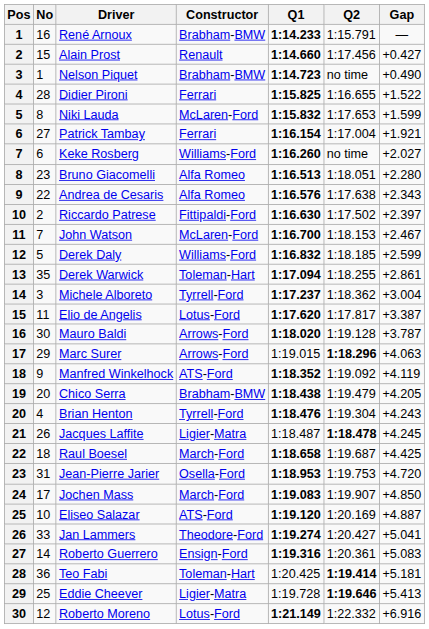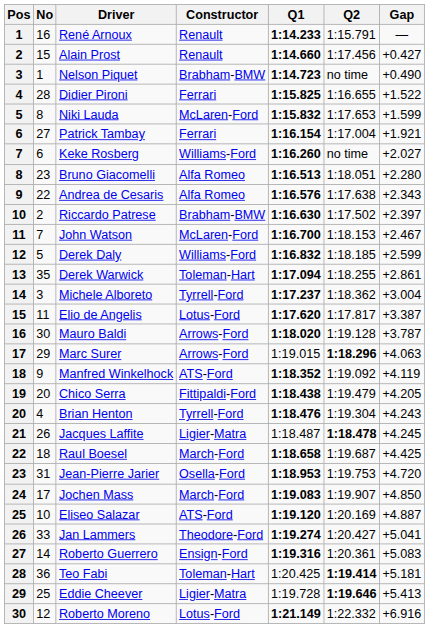(222, 35) Brabham-BMW -> (201, 35) Renault
(218, 214) Fittipaldi-Ford -> (222, 214) Brabham-BMW
(222, 394) Brabham-BMW -> (218, 394) Fittipaldi-Ford
